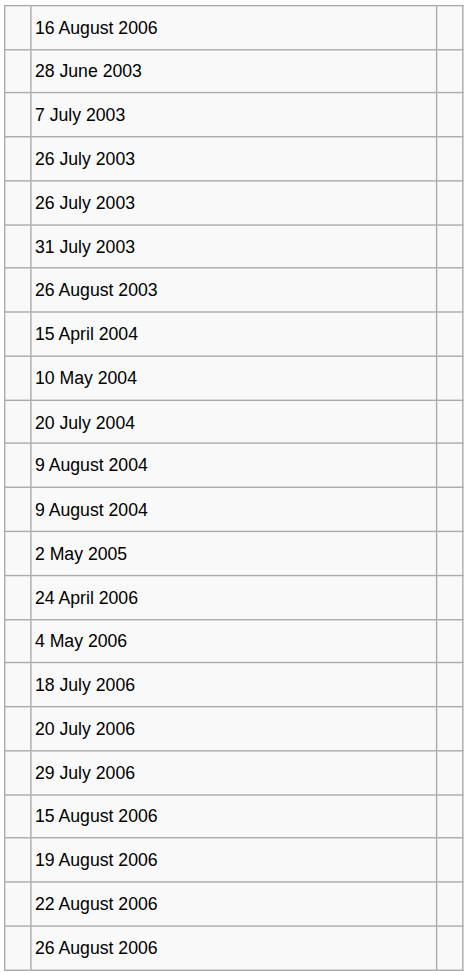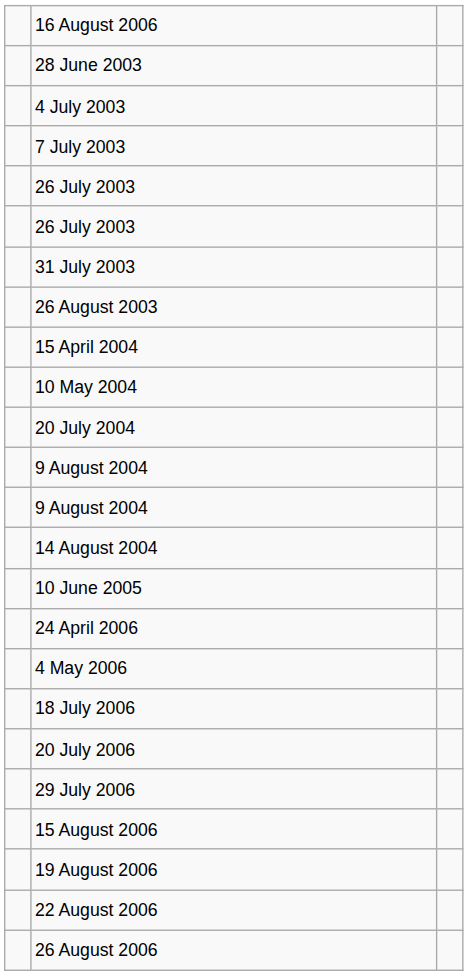+ row: (18, 106)
+ row: (18, 548)
- row: (18, 553)
+ row: (18, 588)
